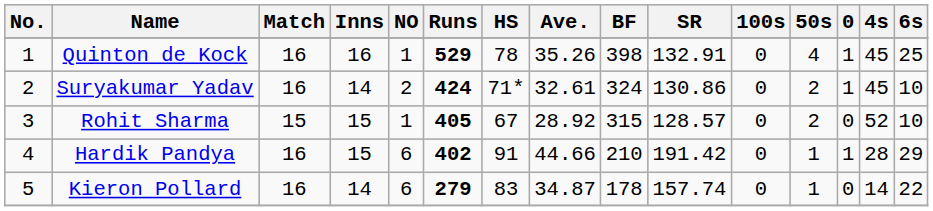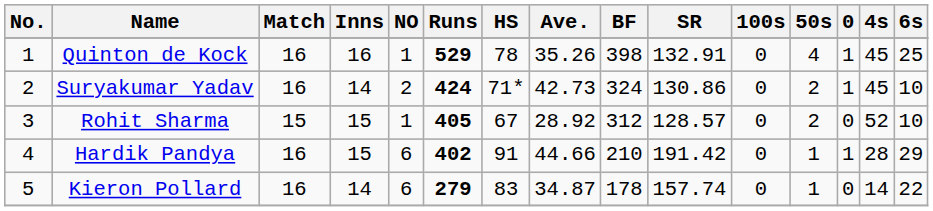(565, 88) 32.61 -> (565, 88) 42.73
(624, 122) 315 -> (624, 122) 312
